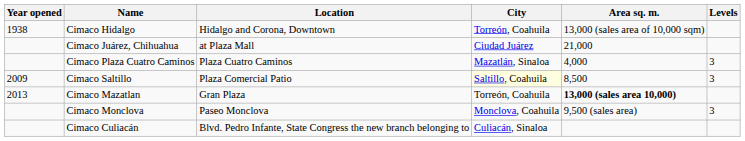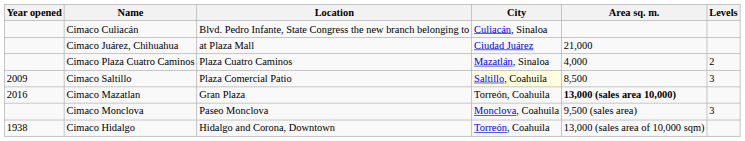rows swapped: (101, 29) <-> (102, 128)
(712, 62) 3 -> (712, 62) 2
(17, 95) 2013 -> (17, 95) 2016
